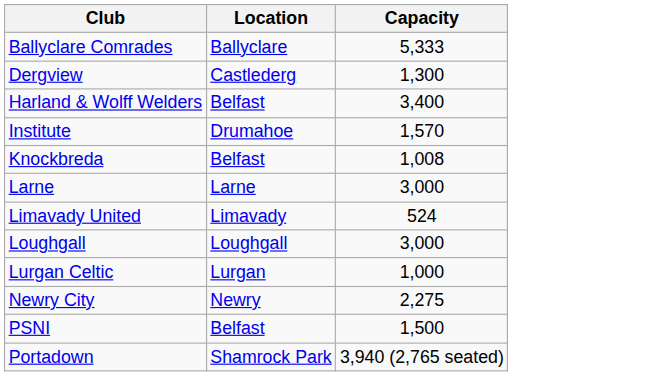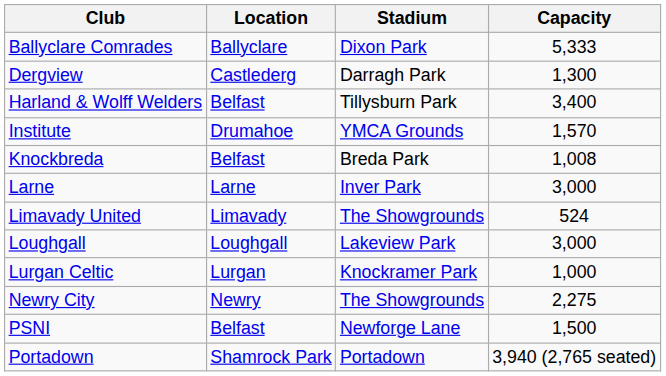+ column: (412, 18)
